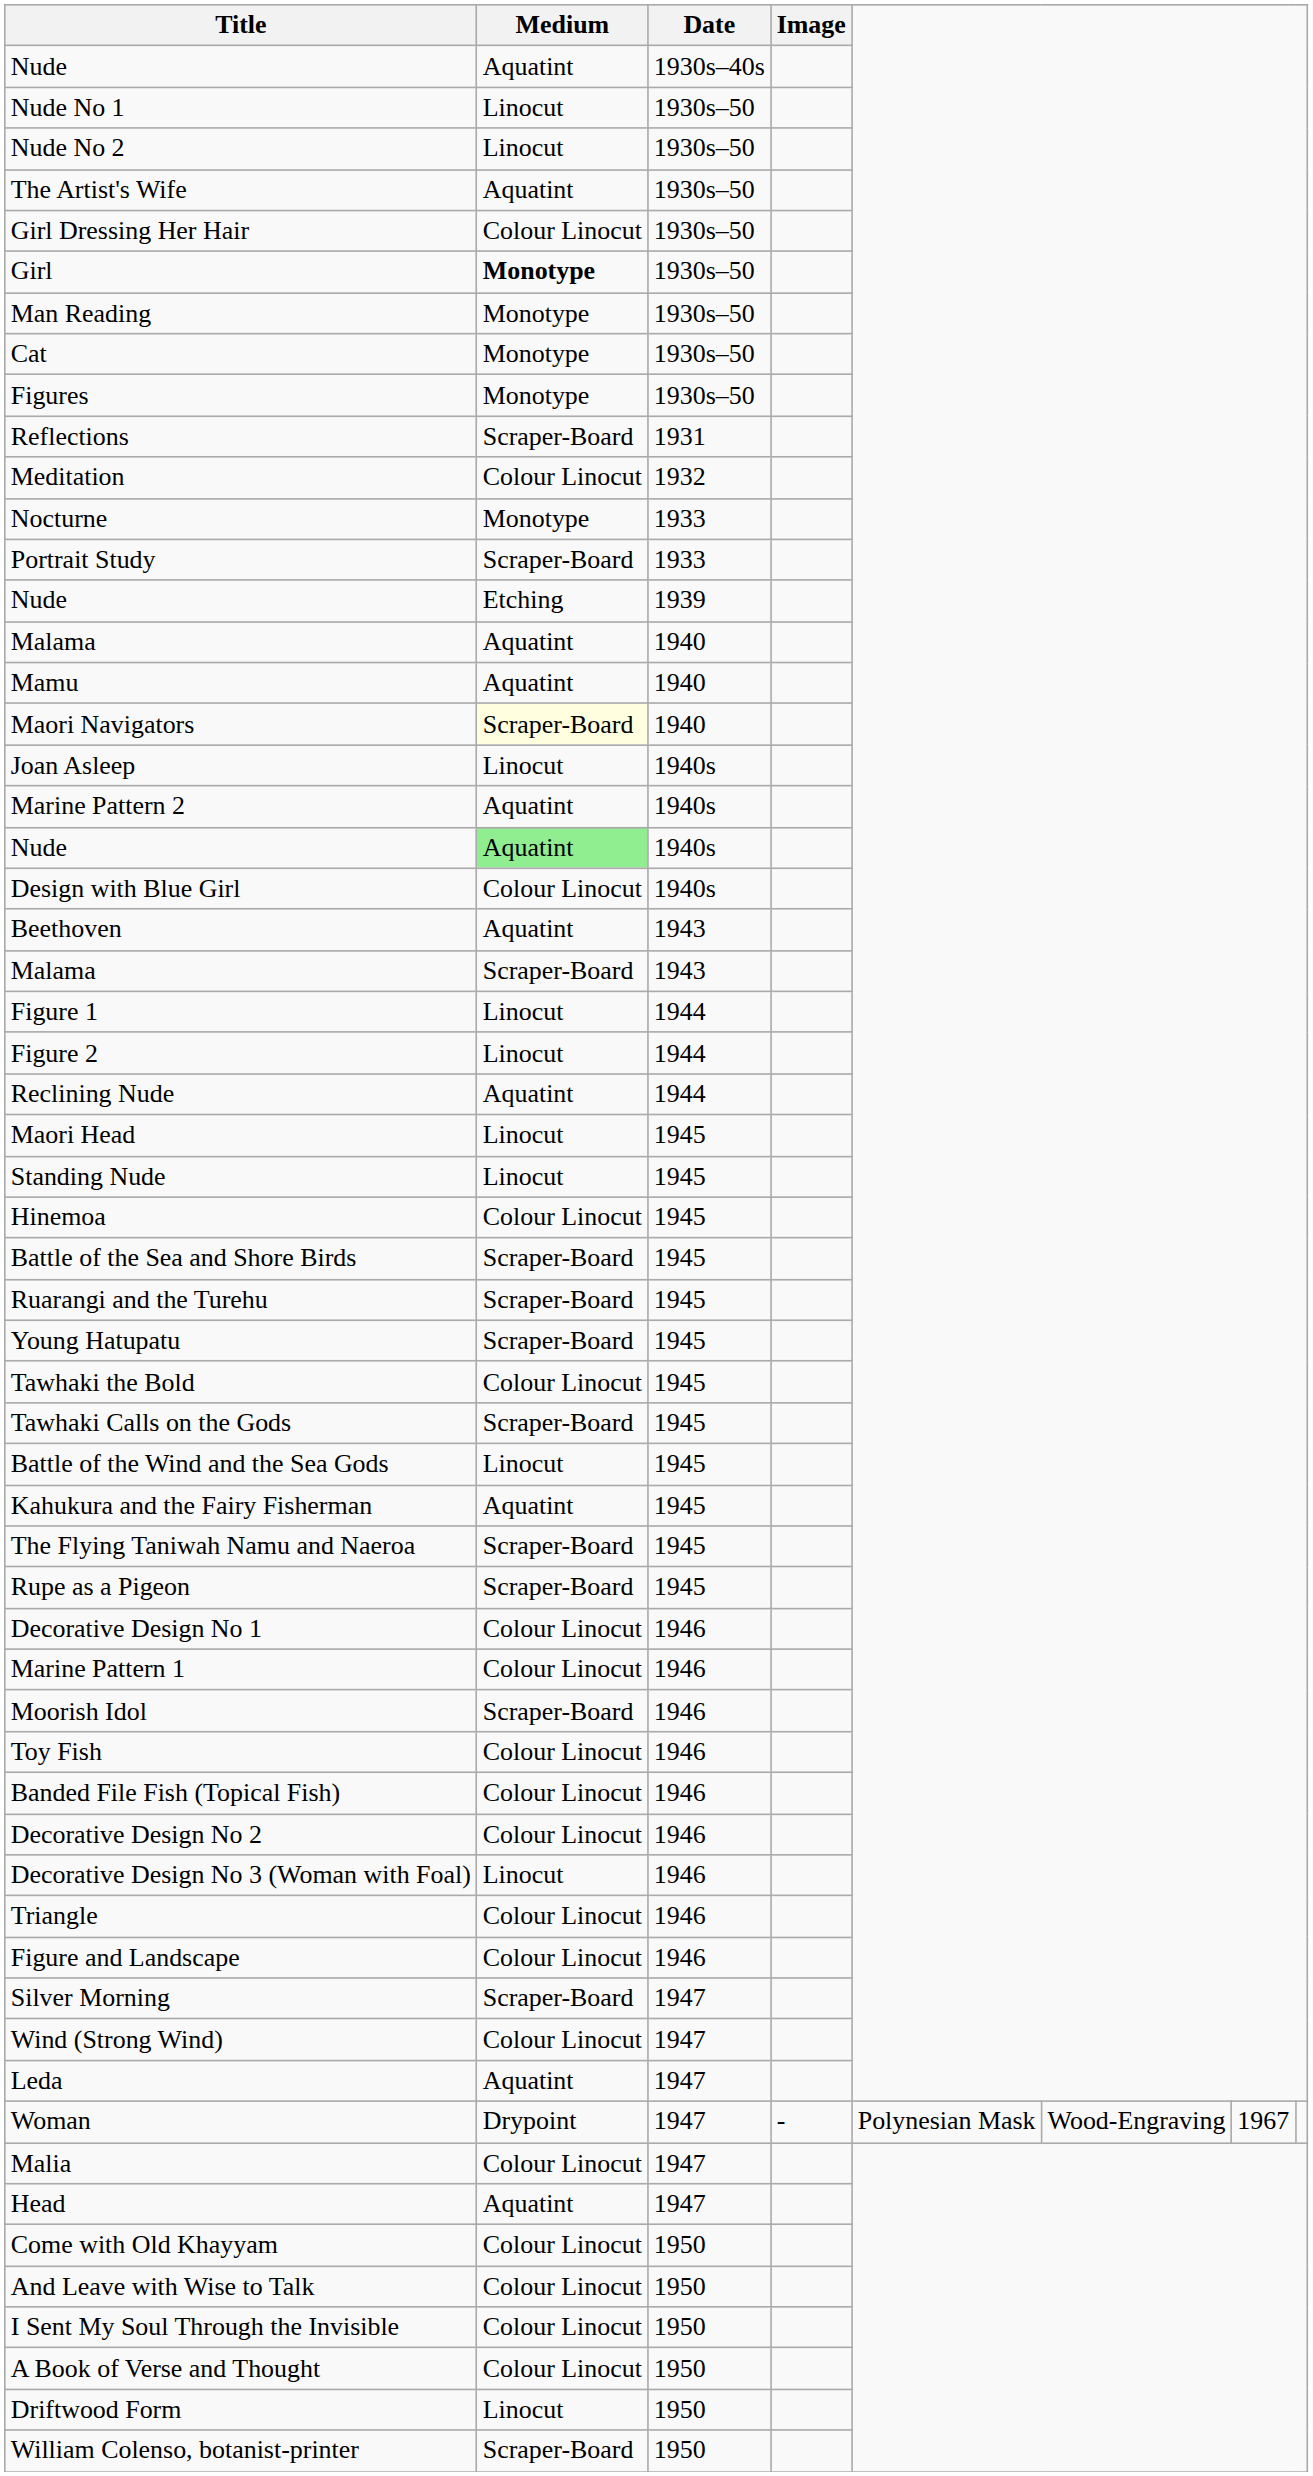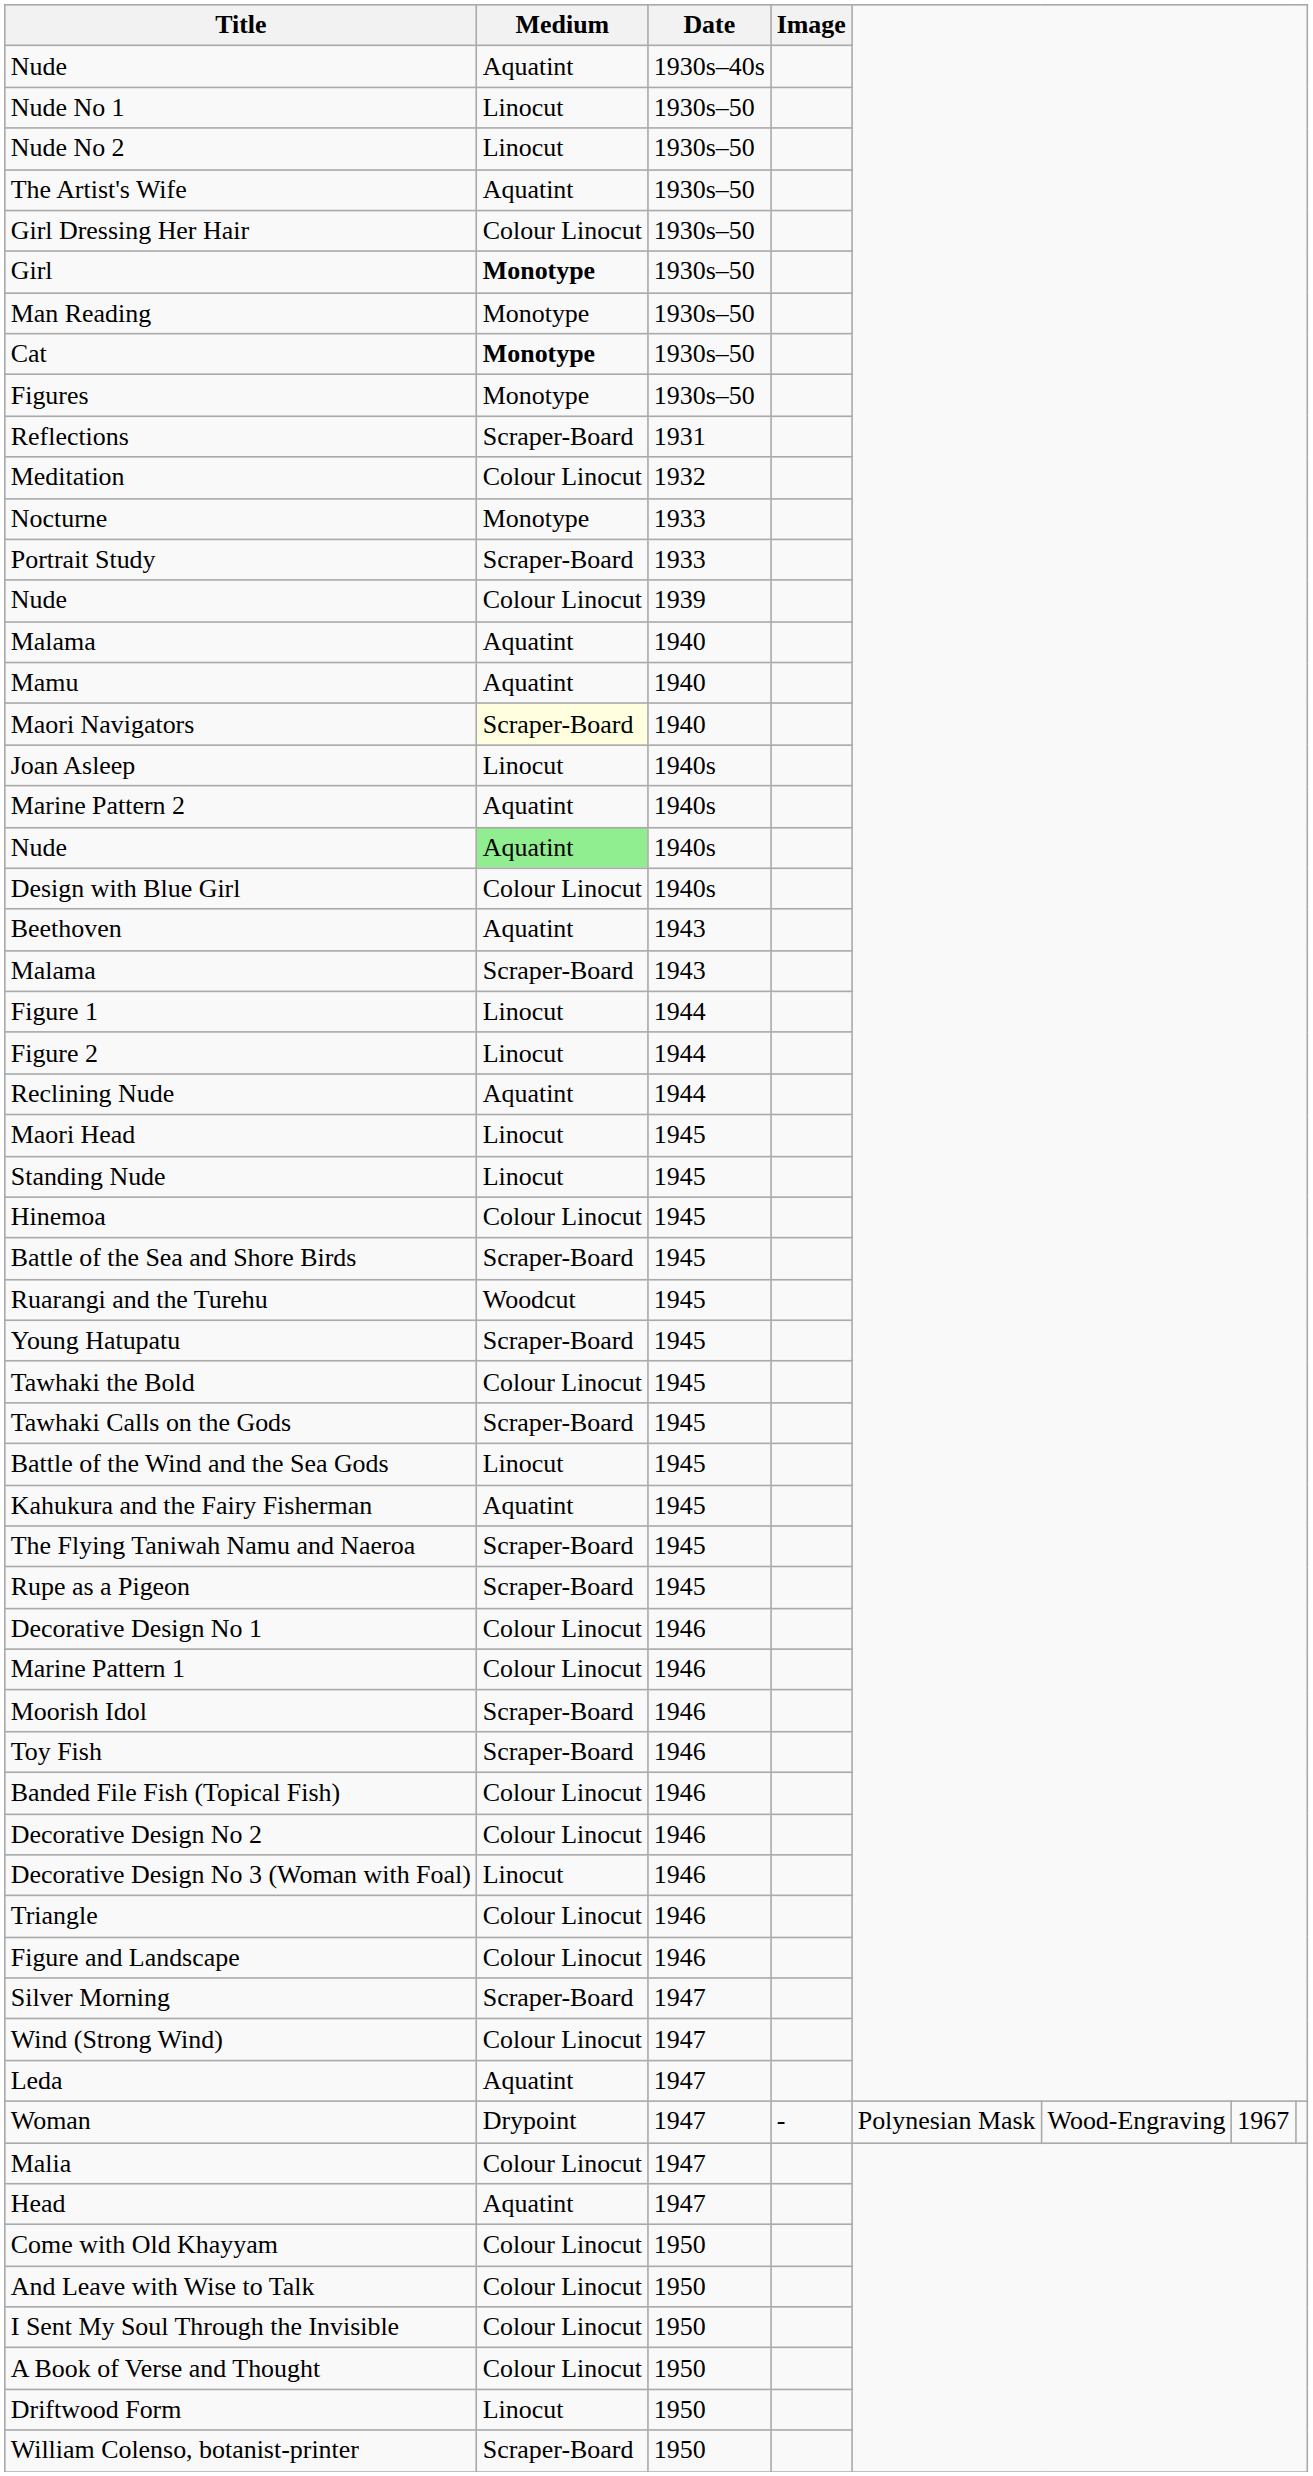(536, 353) normal -> (539, 353) bold
(523, 600) Etching -> (562, 600) Colour Linocut
(558, 1299) Scraper-Board -> (529, 1299) Woodcut
(562, 1751) Colour Linocut -> (558, 1751) Scraper-Board
